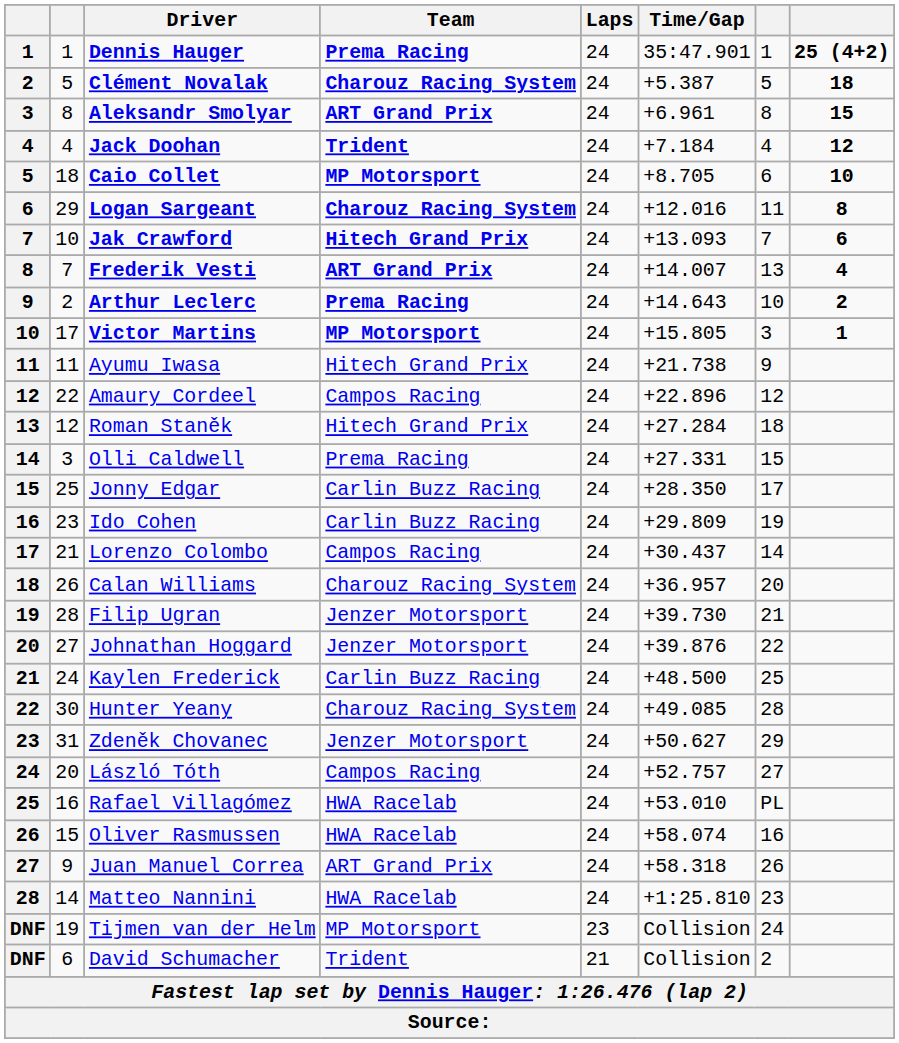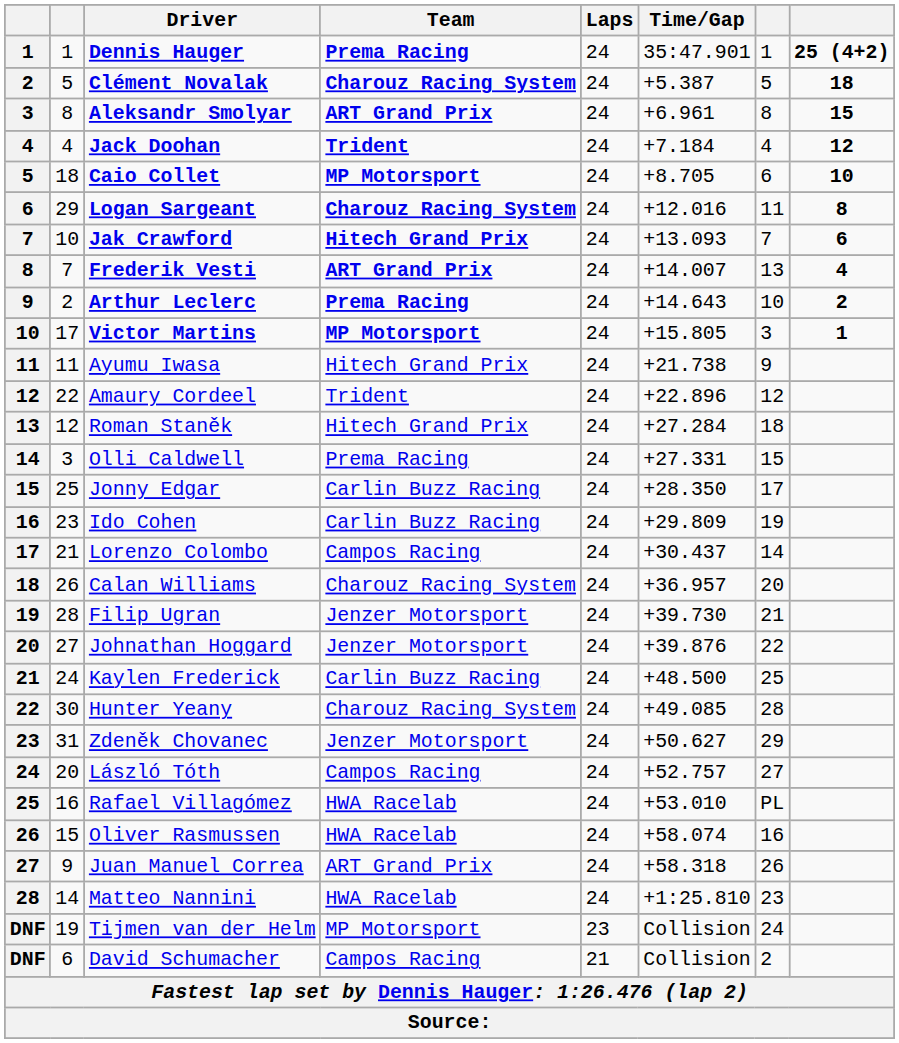(403, 397) Campos Racing -> (367, 397) Trident
(367, 961) Trident -> (403, 961) Campos Racing
